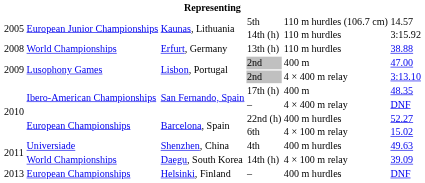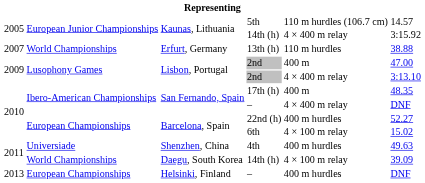(313, 35) 110 m hurdles -> (316, 35) 4 × 400 m relay
(14, 49) 2008 -> (14, 49) 2007
